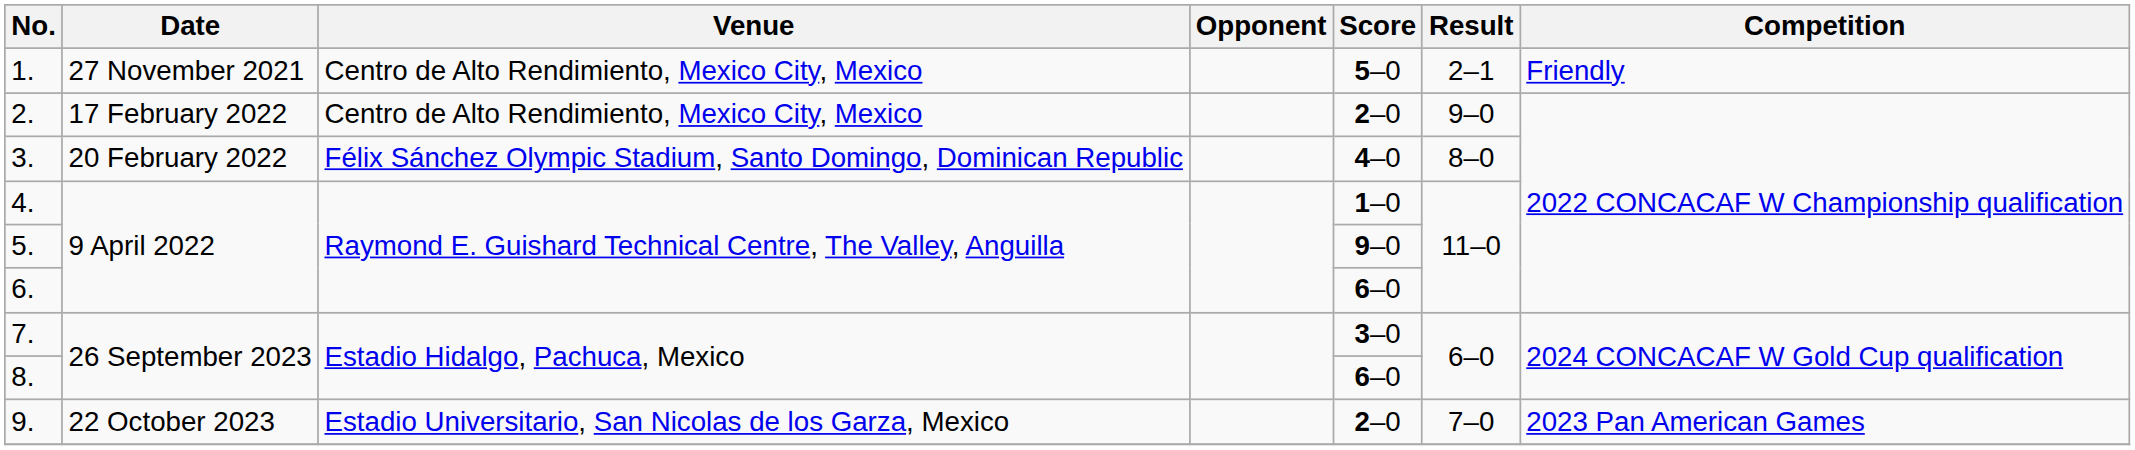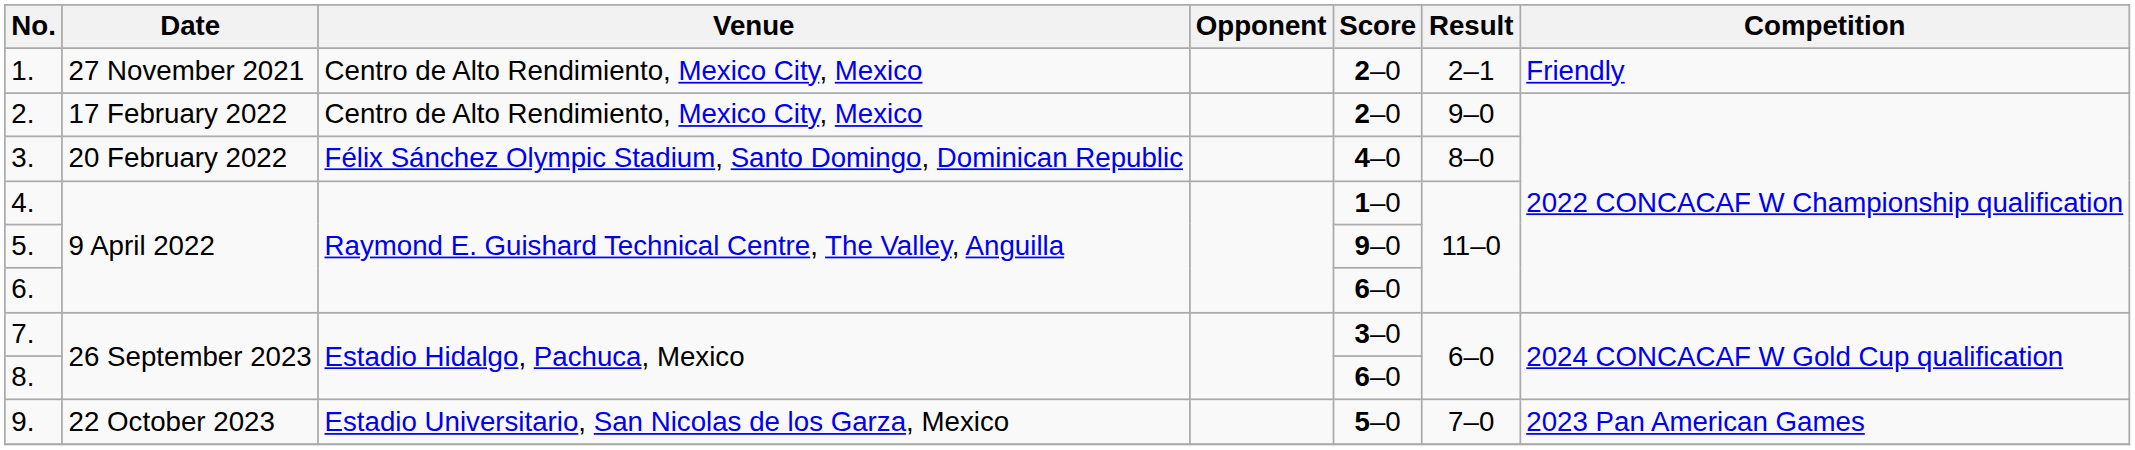(1378, 70) 5–0 -> (1378, 70) 2–0
(1378, 421) 2–0 -> (1378, 421) 5–0
